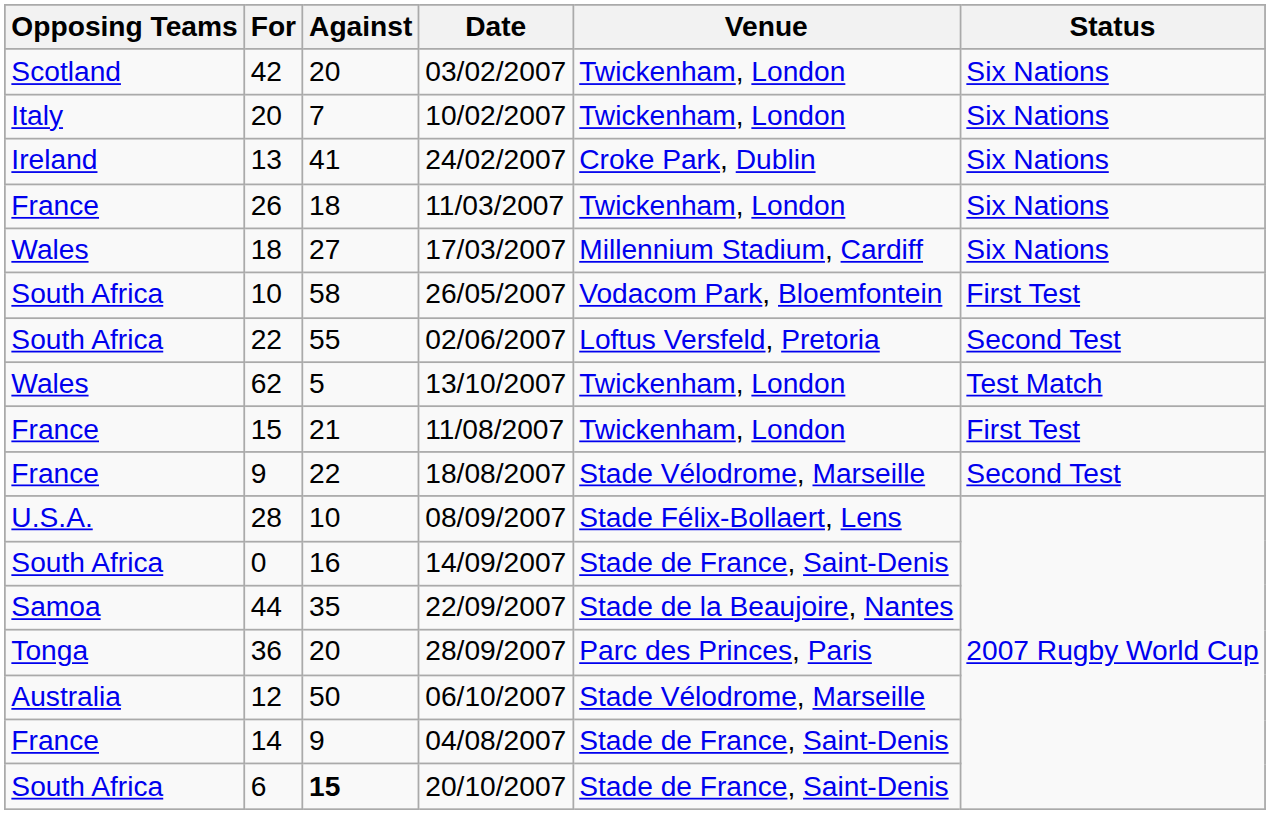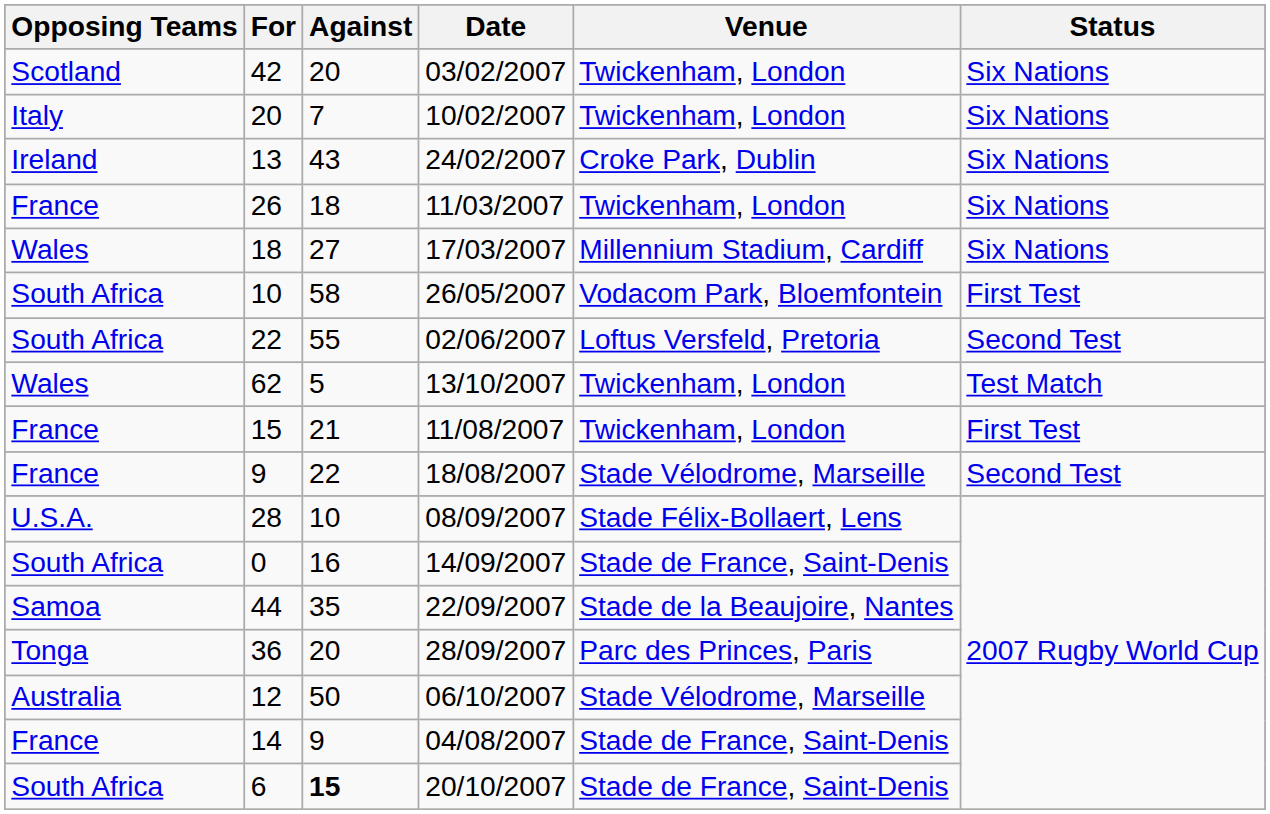(325, 160) 41 -> (325, 160) 43
